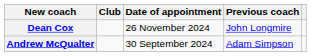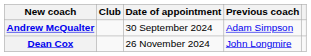rows swapped: (50, 43) <-> (50, 28)
